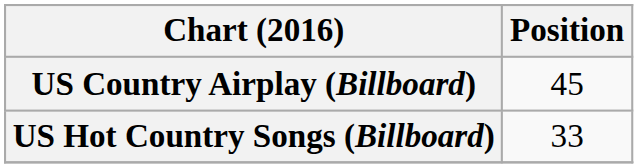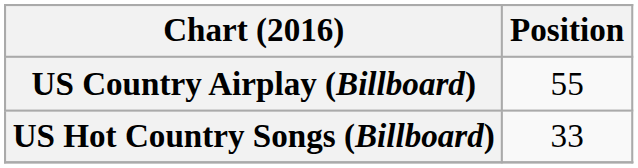(567, 83) 45 -> (567, 83) 55
